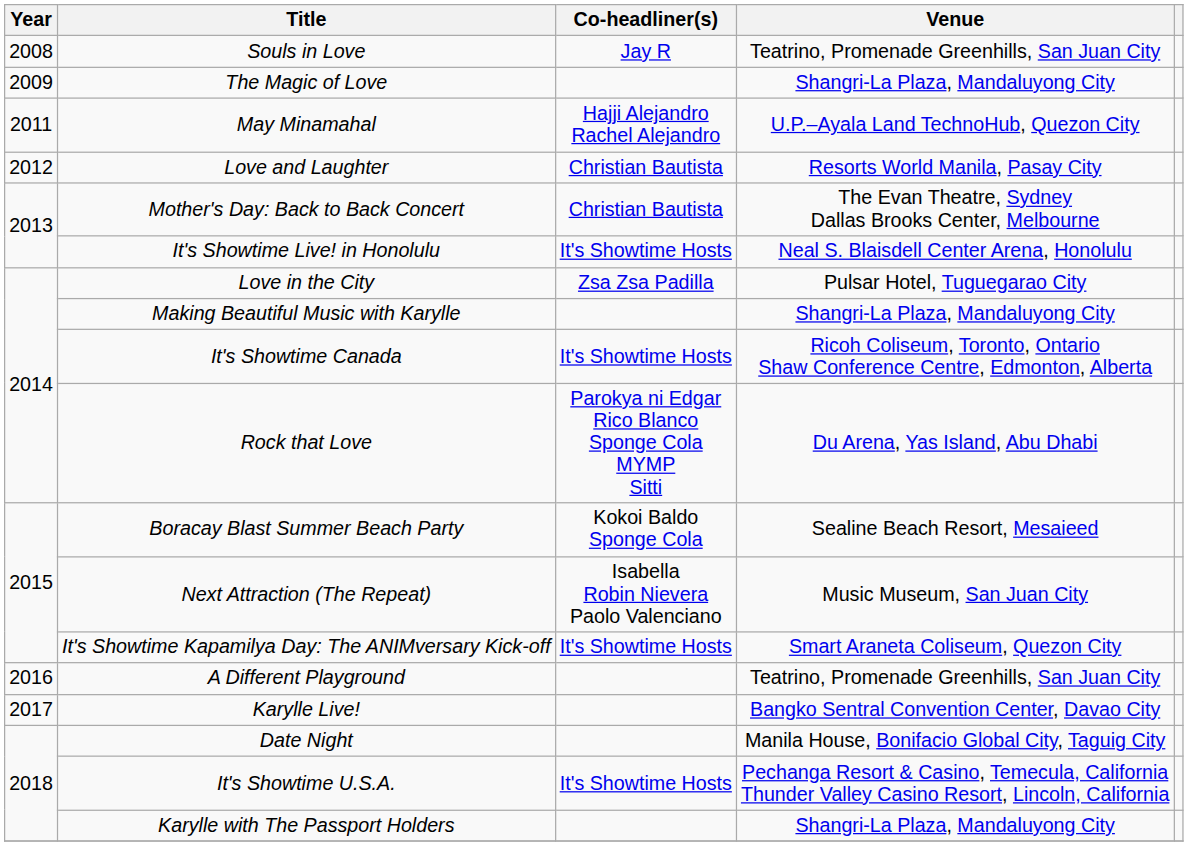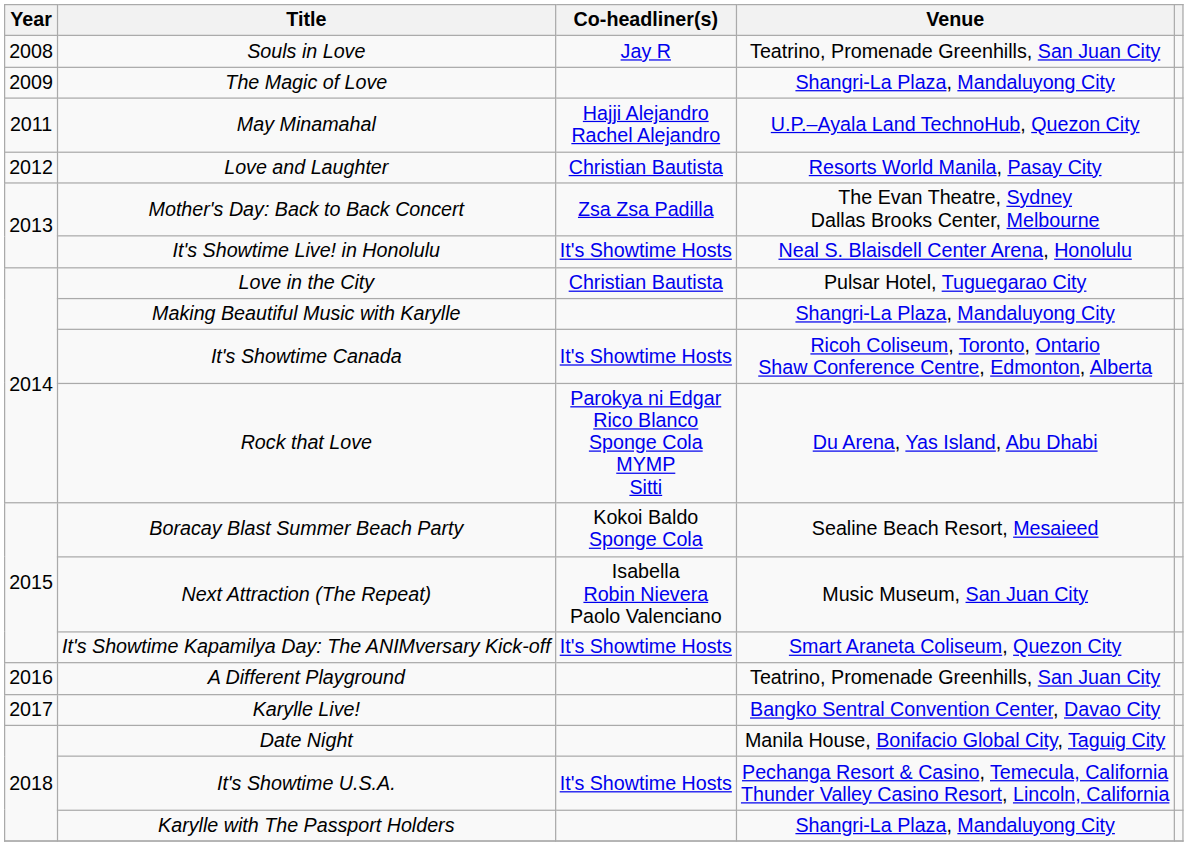(646, 209) Christian Bautista -> (646, 209) Zsa Zsa Padilla
(646, 282) Zsa Zsa Padilla -> (646, 282) Christian Bautista
